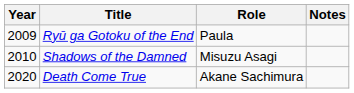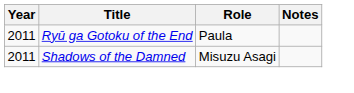(22, 35) 2009 -> (22, 35) 2011
(22, 56) 2010 -> (22, 56) 2011
- row: (94, 77)
